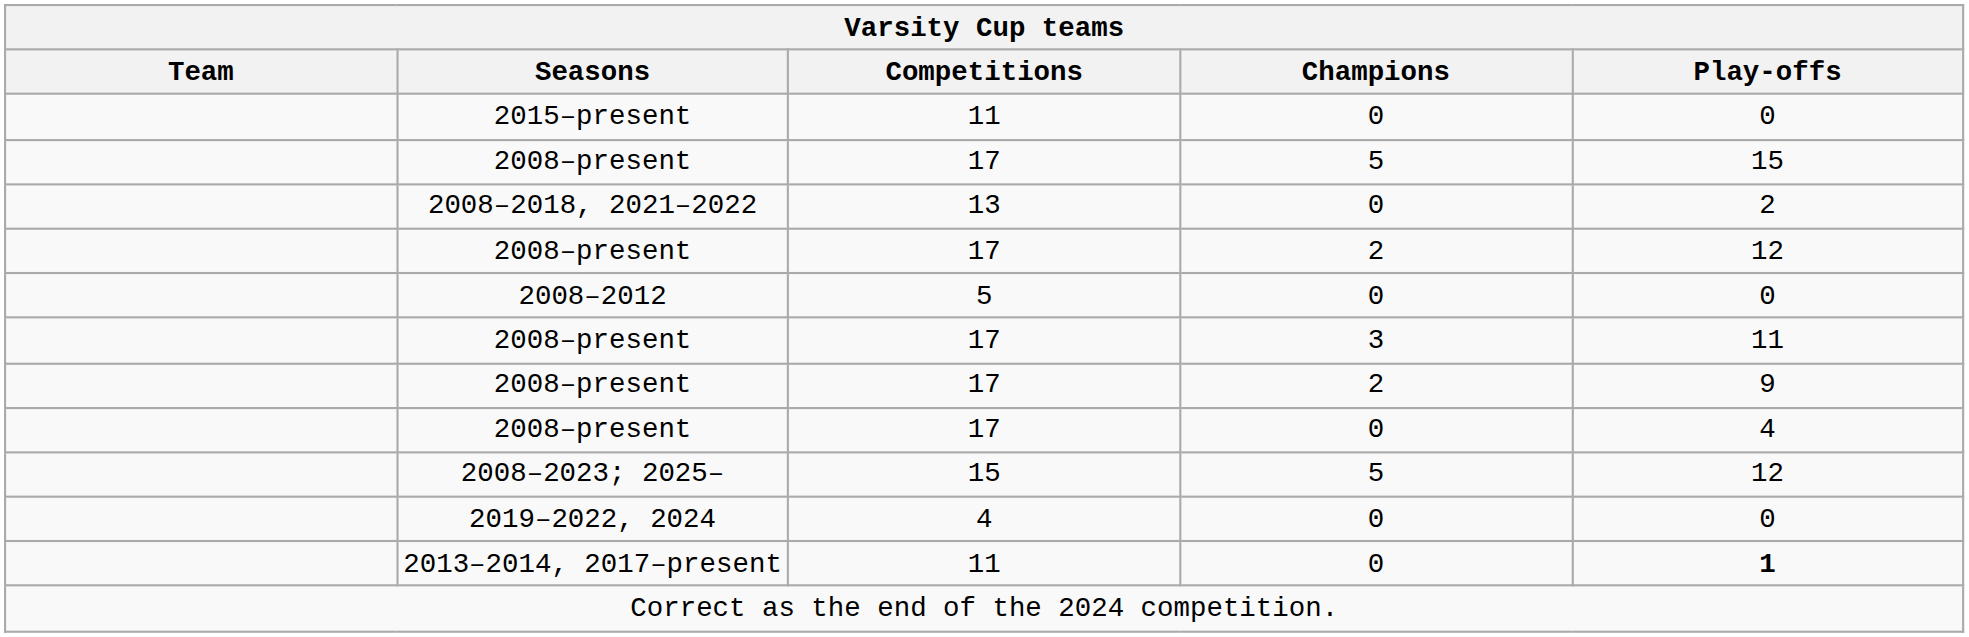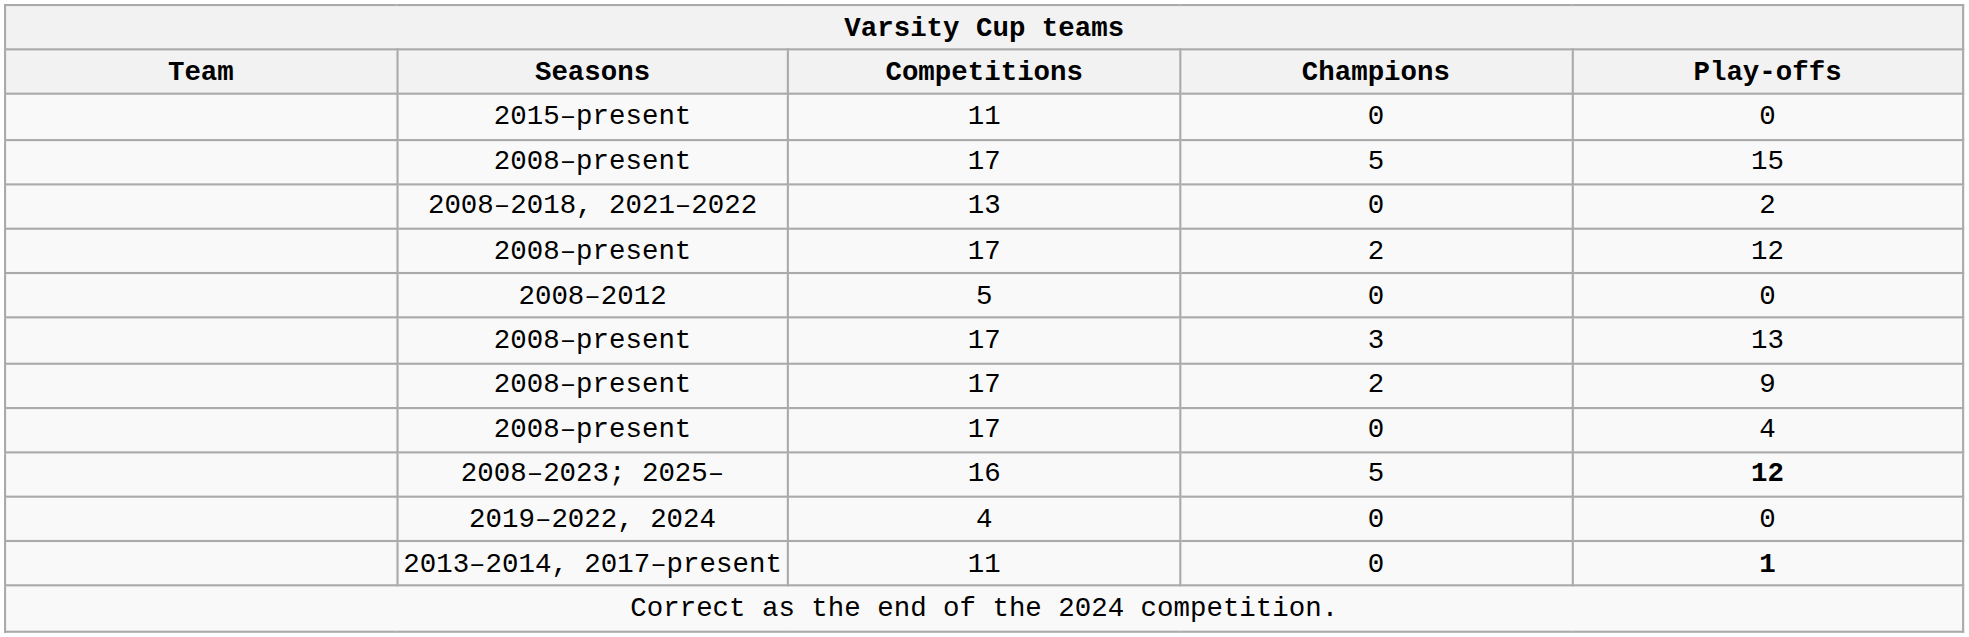(1768, 340) 11 -> (1768, 340) 13
(984, 474) 15 -> (984, 474) 16
(1768, 474) normal -> (1768, 474) bold
